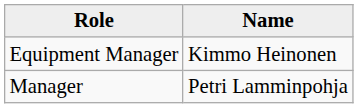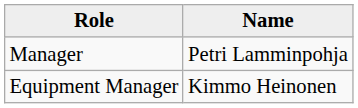rows swapped: (46, 86) <-> (94, 53)
